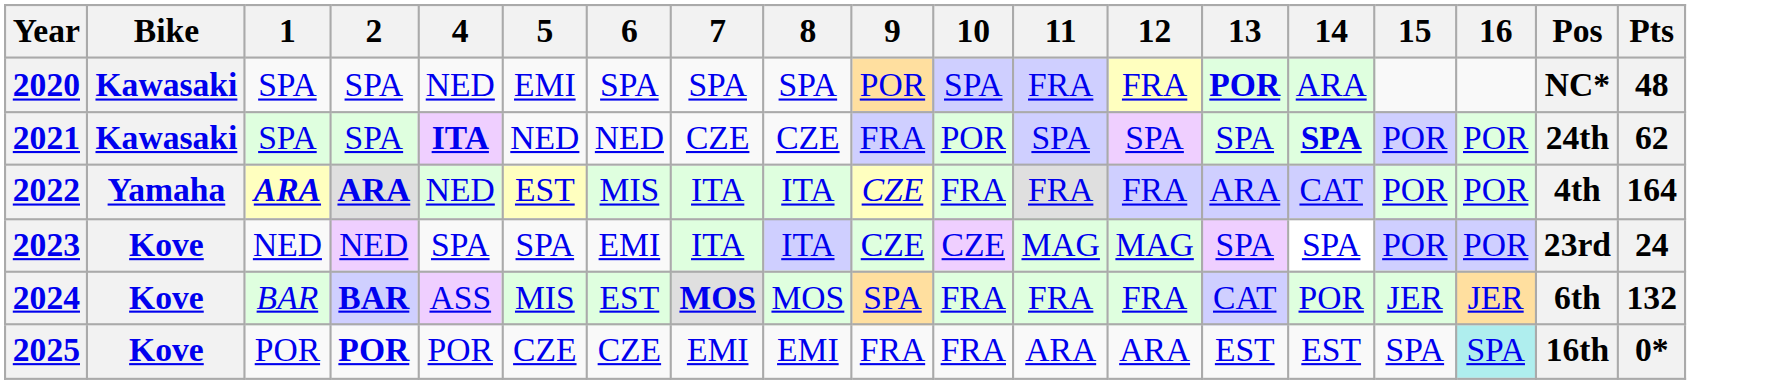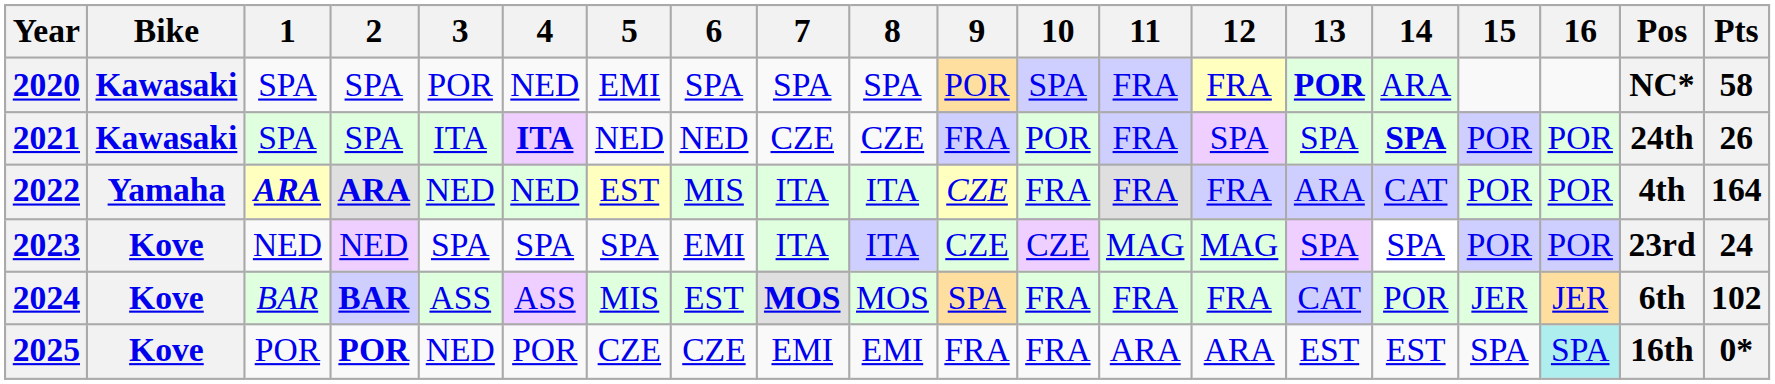+ column: (460, 31)
(1652, 84) 48 -> (1736, 84) 58
(1061, 137) SPA -> (1145, 137) FRA
(1652, 137) 62 -> (1736, 137) 26
(1652, 297) 132 -> (1736, 297) 102
